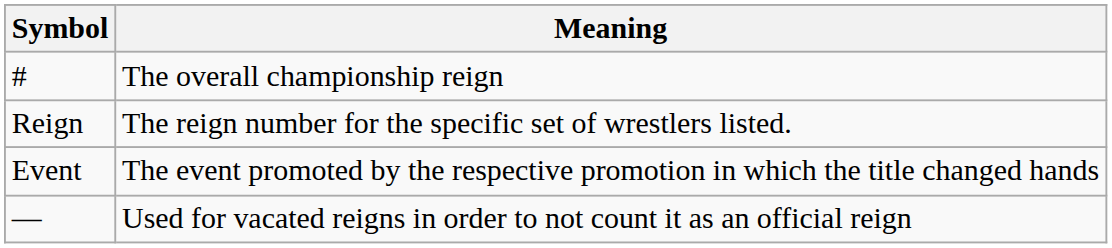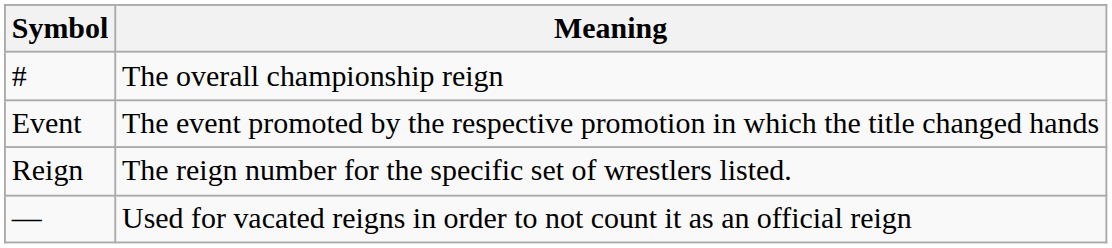rows swapped: (48, 123) <-> (47, 170)
